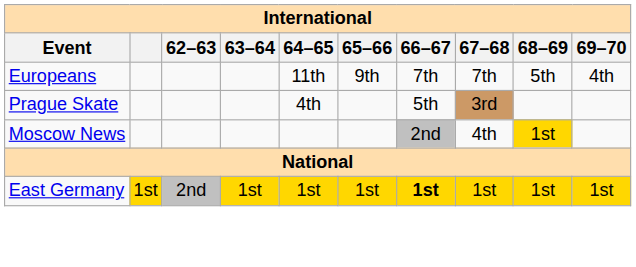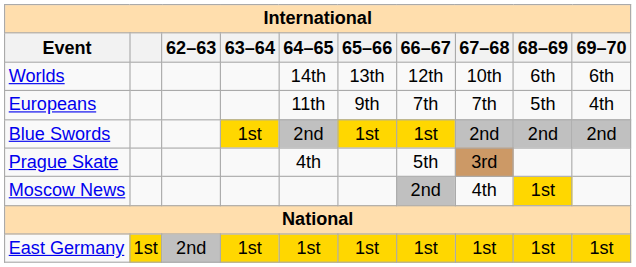+ row: (37, 76)
+ row: (59, 133)
(426, 190) bold -> (426, 248) normal
